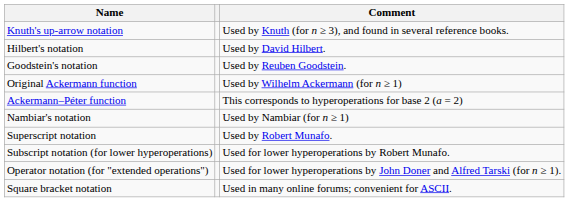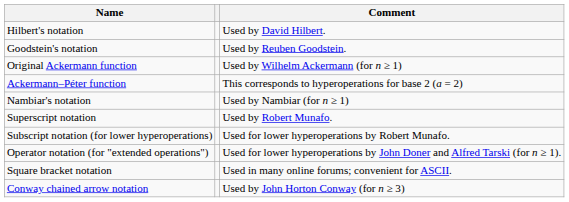- row: (65, 30)
+ row: (78, 188)
